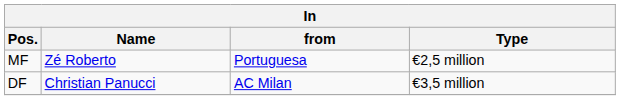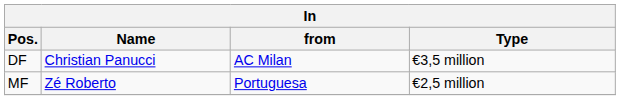rows swapped: (17, 84) <-> (18, 61)
